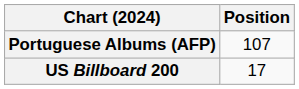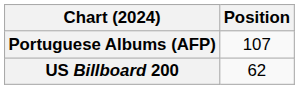(257, 71) 17 -> (257, 71) 62
